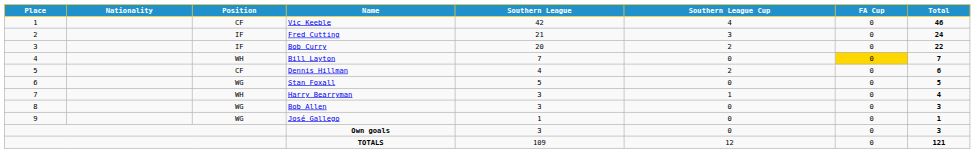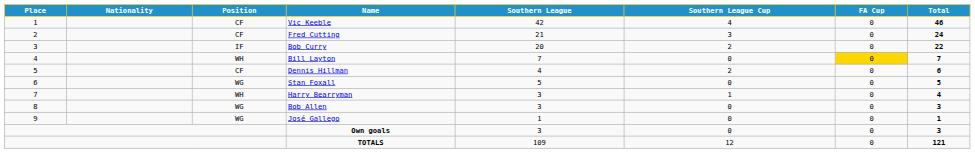(239, 34) IF -> (239, 34) CF
